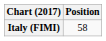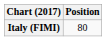(83, 28) 58 -> (83, 28) 80
